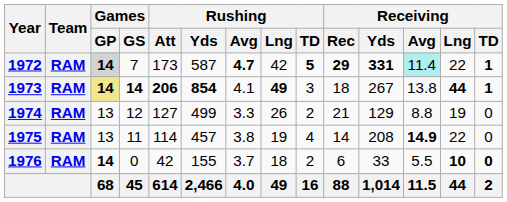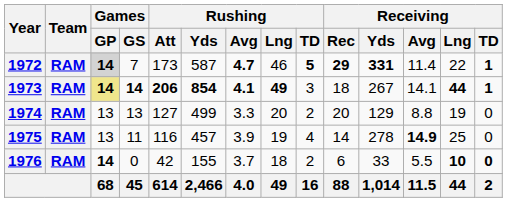(279, 64) 42 -> (279, 64) 46
(422, 64) paleturquoise background -> (422, 64) no background
(244, 88) normal -> (244, 88) bold
(422, 88) 13.8 -> (422, 88) 14.1
(134, 112) 12 -> (134, 112) 13
(279, 112) 26 -> (279, 112) 20
(341, 112) 21 -> (341, 112) 20
(165, 137) 114 -> (165, 137) 116
(244, 137) 3.8 -> (244, 137) 3.9
(381, 137) 208 -> (381, 137) 278
(458, 137) 22 -> (458, 137) 25
